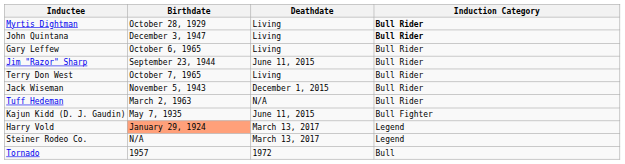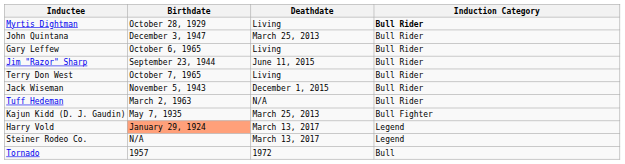(267, 37) Living -> (286, 37) March 25, 2013
(399, 37) bold -> (399, 37) normal
(283, 114) June 11, 2015 -> (286, 114) March 25, 2013
